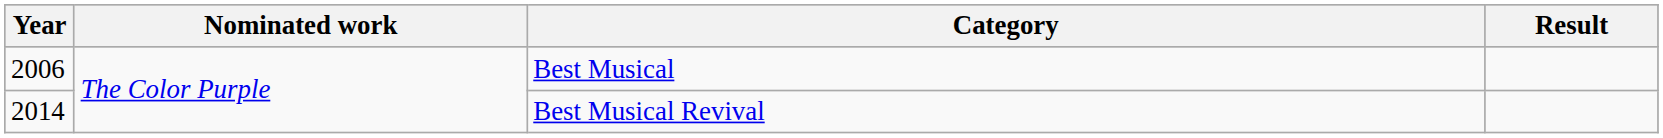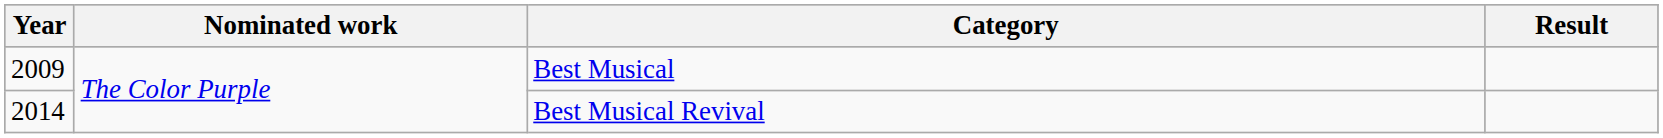(38, 68) 2006 -> (38, 68) 2009
